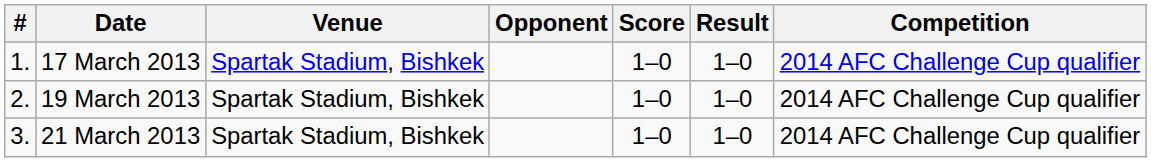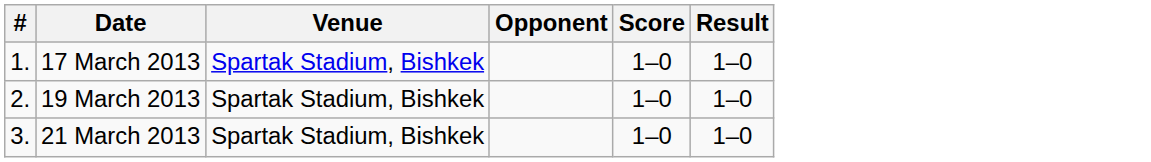- column: (960, 23)
